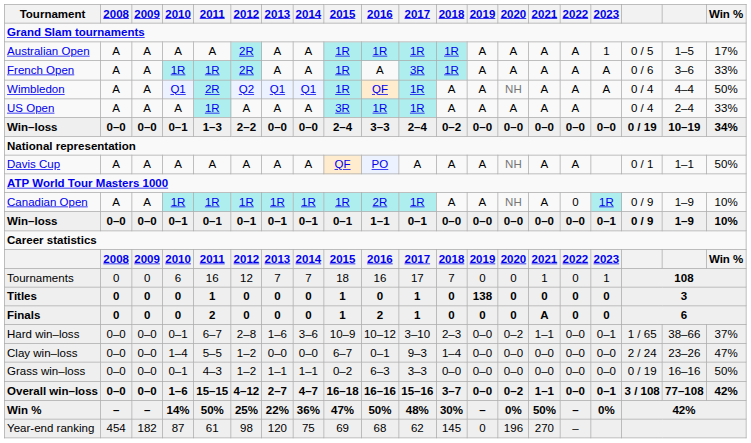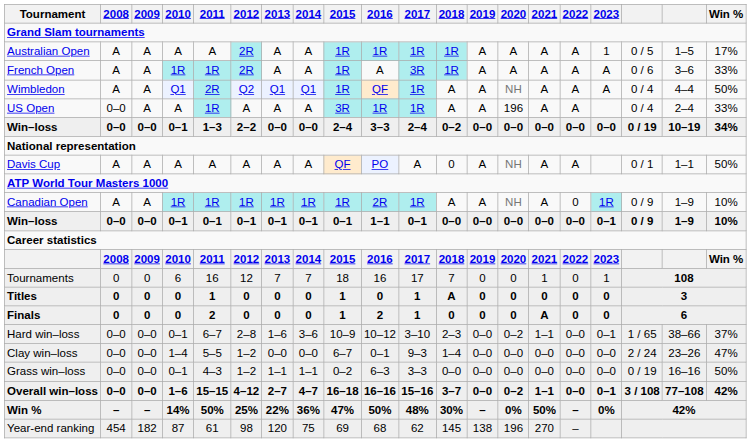(116, 108) A -> (116, 108) 0–0
(513, 108) A -> (513, 108) 196
(451, 165) A -> (451, 165) 0
(451, 296) 0 -> (451, 296) A
(482, 296) 138 -> (482, 296) 0
(482, 428) 0 -> (482, 428) 138
